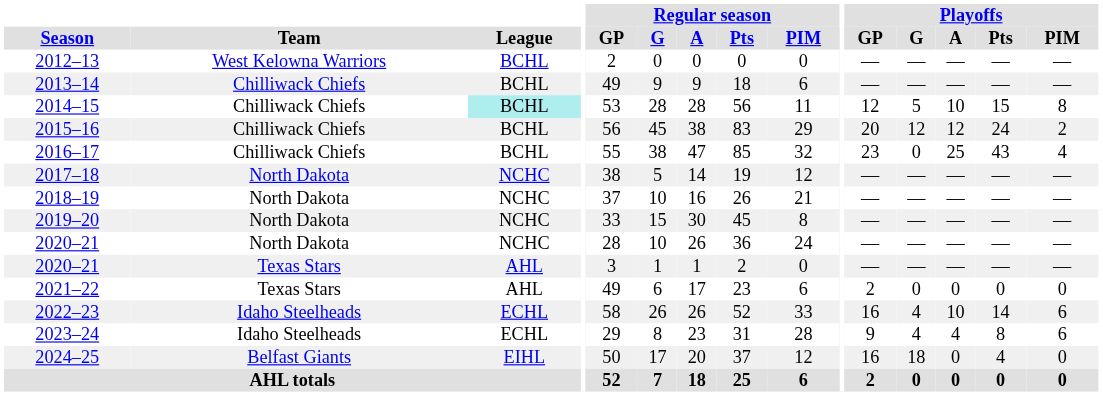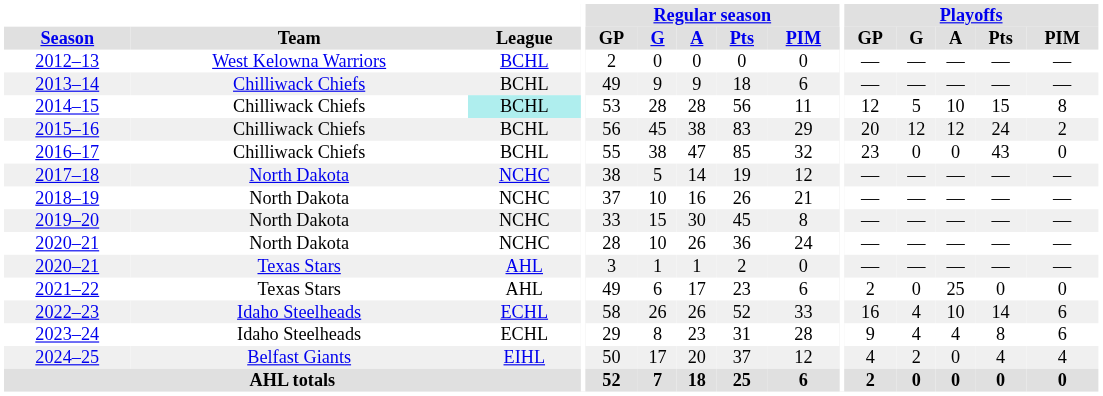(956, 152) 25 -> (956, 152) 0
(1062, 152) 4 -> (1062, 152) 0
(956, 288) 0 -> (956, 288) 25
(870, 357) 16 -> (870, 357) 4
(916, 357) 18 -> (916, 357) 2
(1062, 357) 0 -> (1062, 357) 4
